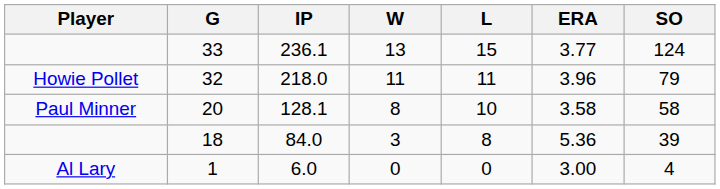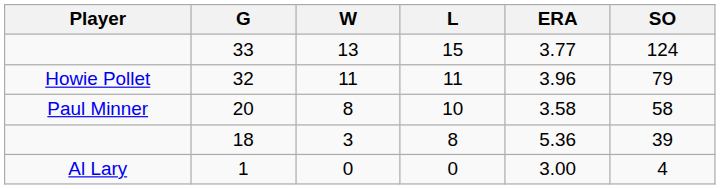- column: (304, 19)
